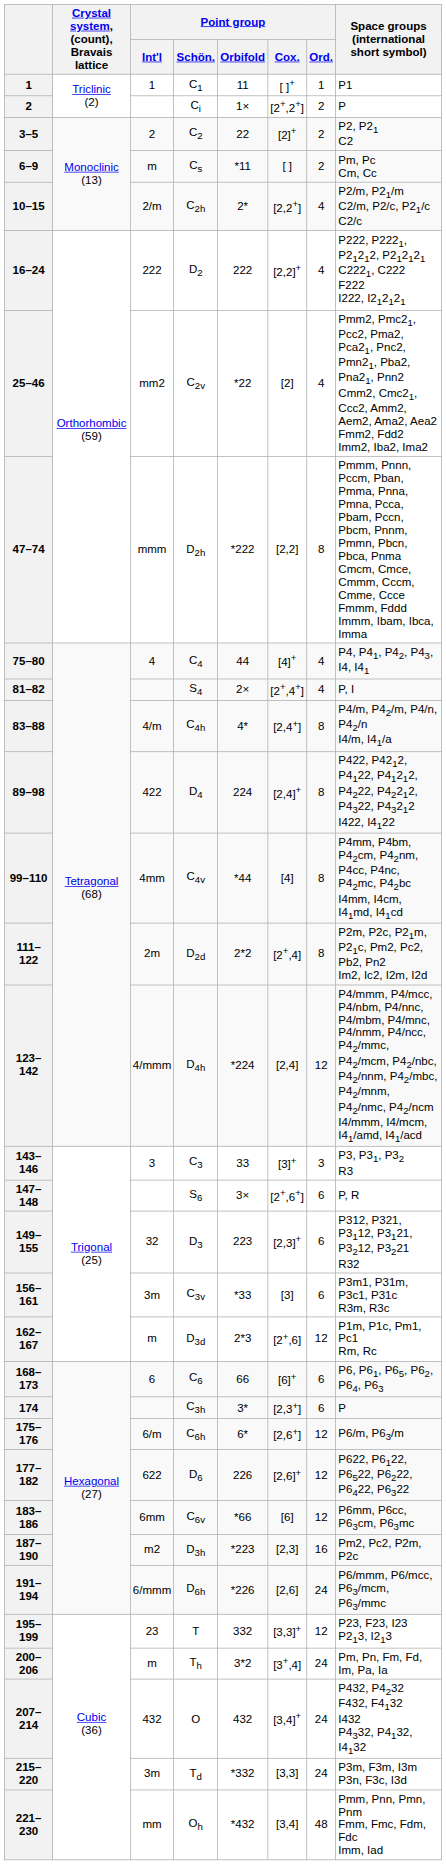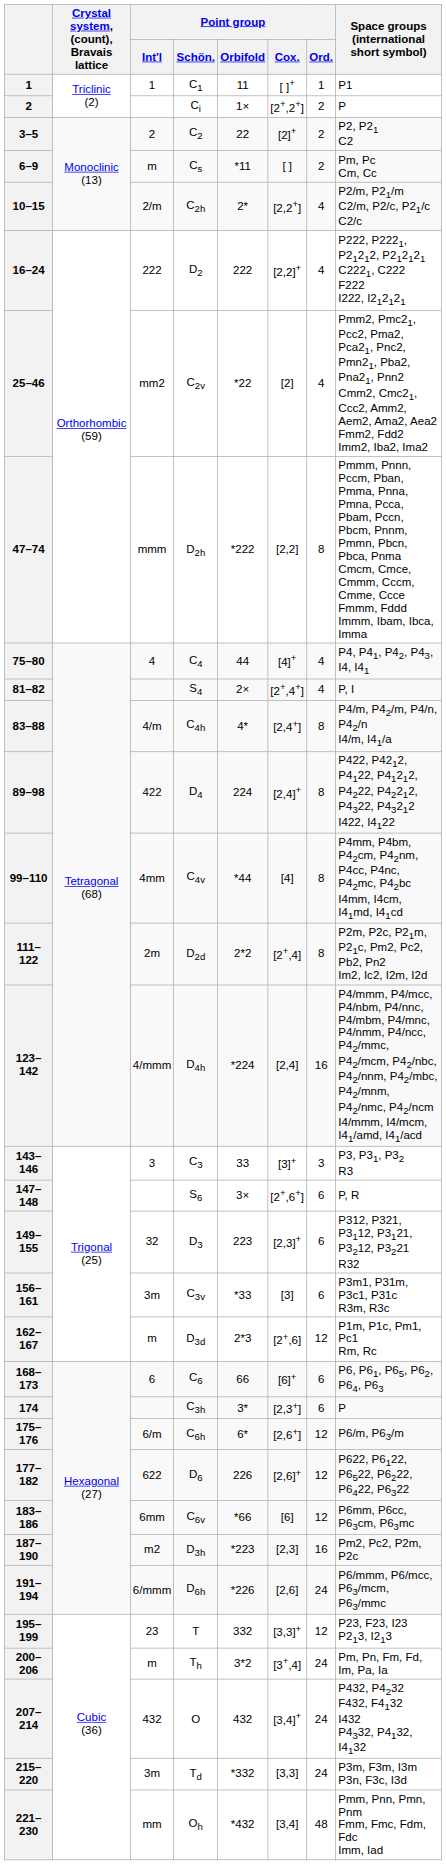(321, 1065) 12 -> (321, 1065) 16
